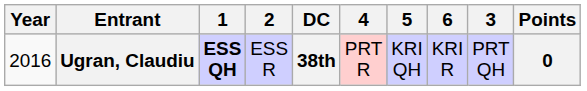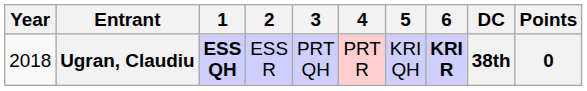columns swapped: (491, 19) <-> (316, 19)
(30, 59) 2016 -> (30, 59) 2018
(447, 59) normal -> (447, 59) bold
